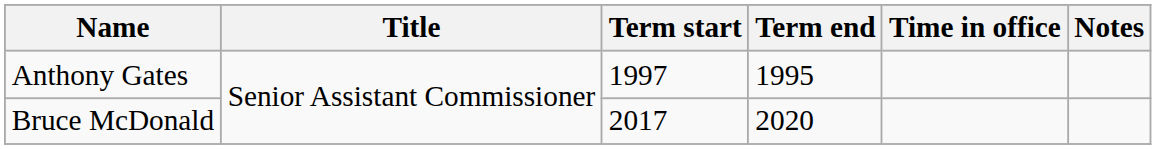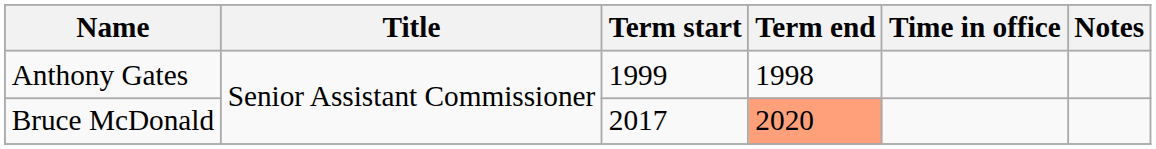(638, 74) 1997 -> (638, 74) 1999
(785, 74) 1995 -> (785, 74) 1998
(785, 120) no background -> (785, 120) lightsalmon background
